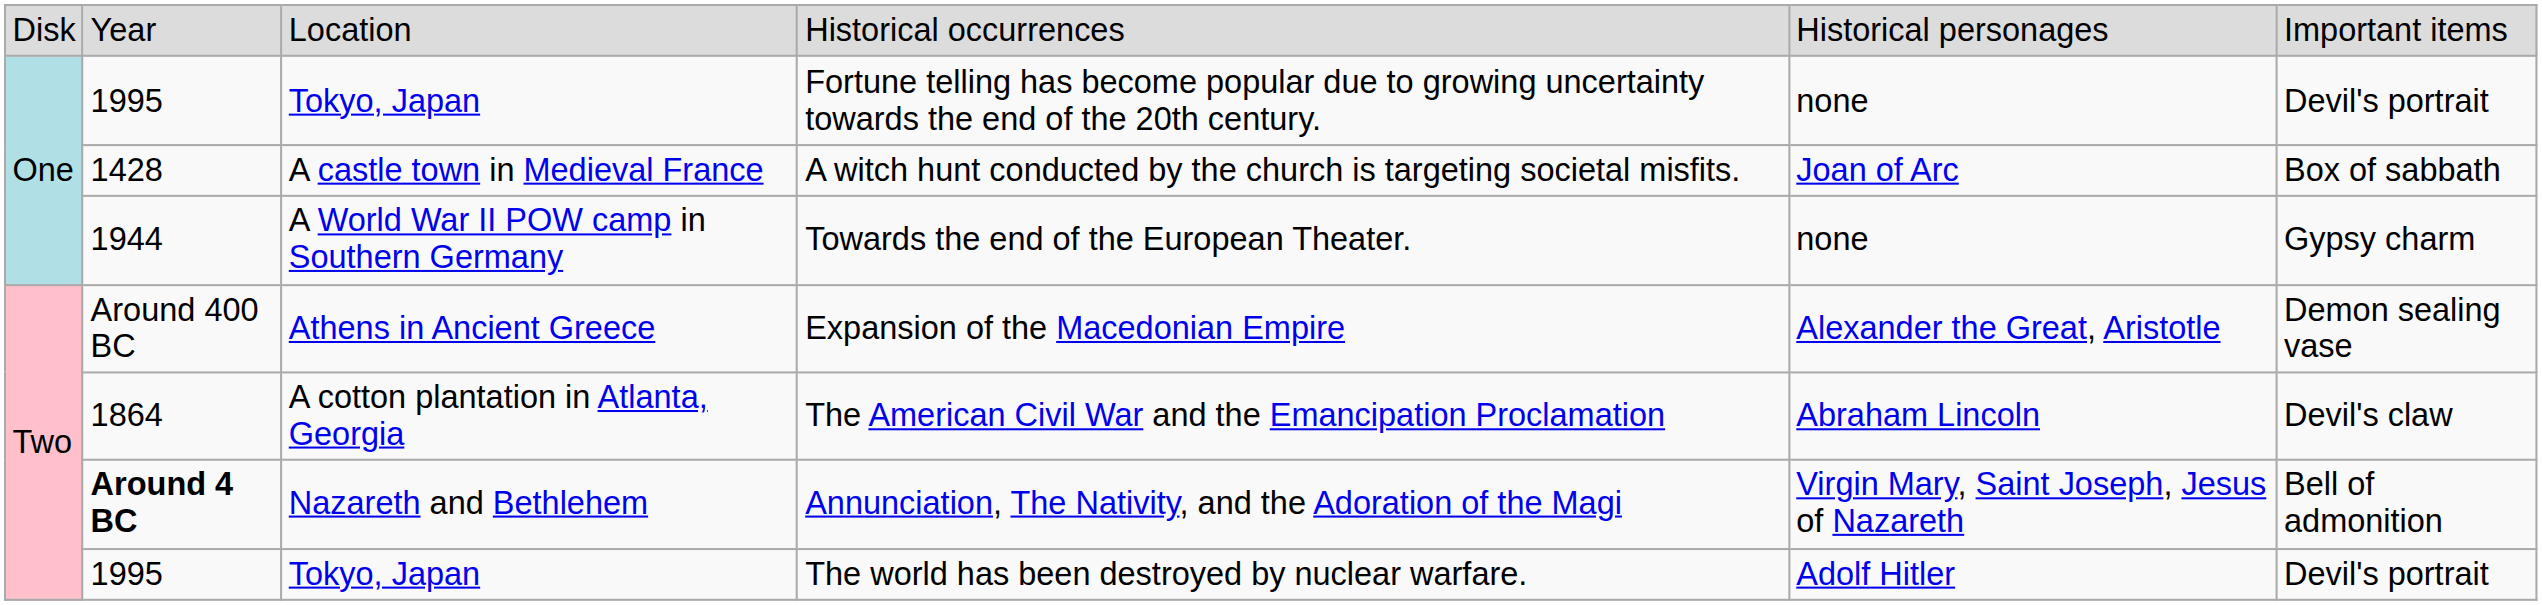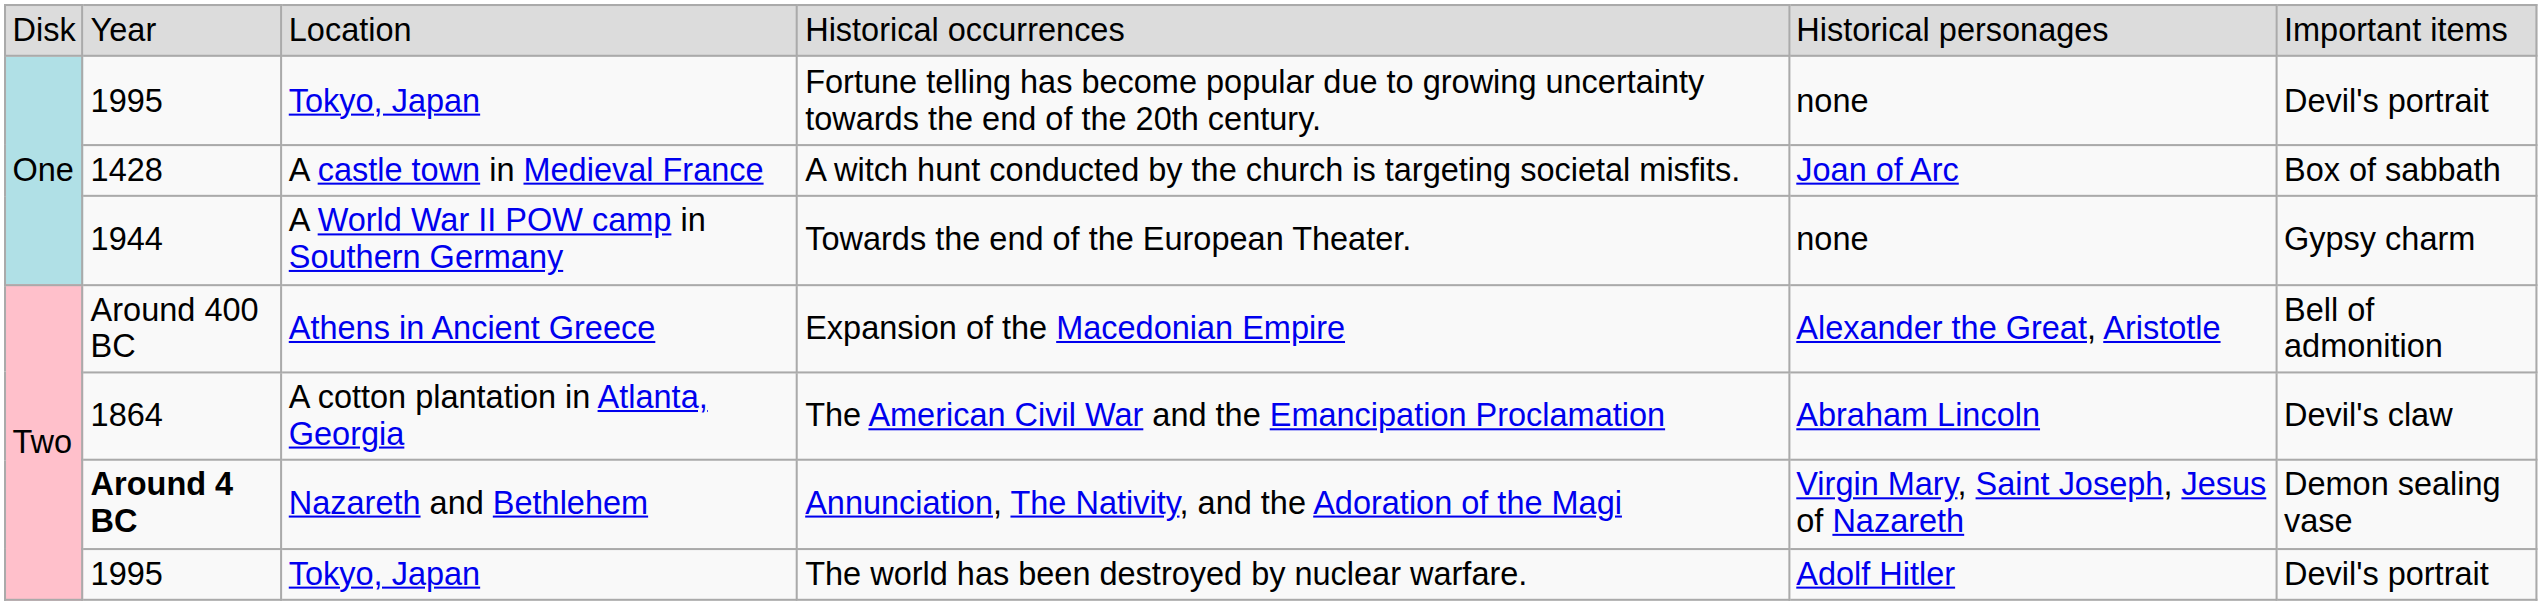(2392, 327) Demon sealing vase -> (2363, 327) Bell of admonition
(2363, 503) Bell of admonition -> (2392, 503) Demon sealing vase
